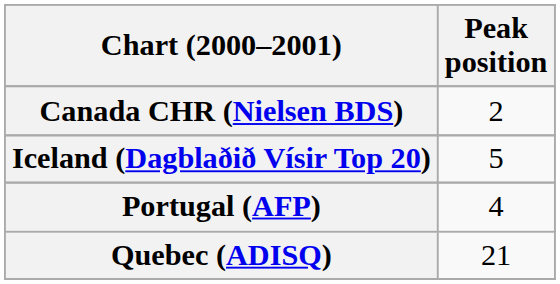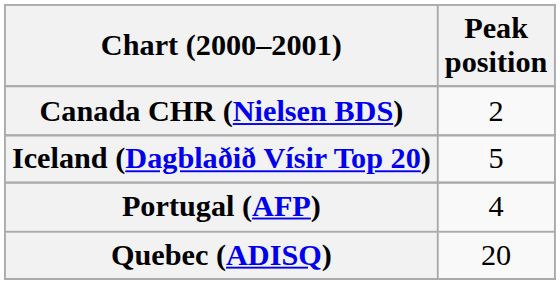(496, 254) 21 -> (496, 254) 20
